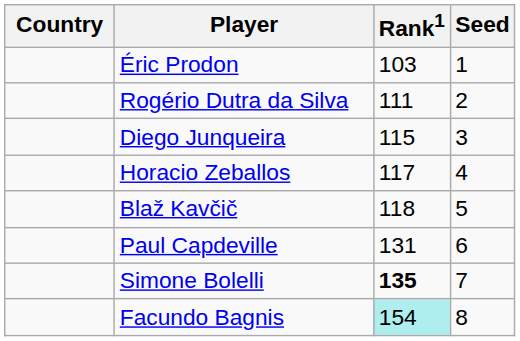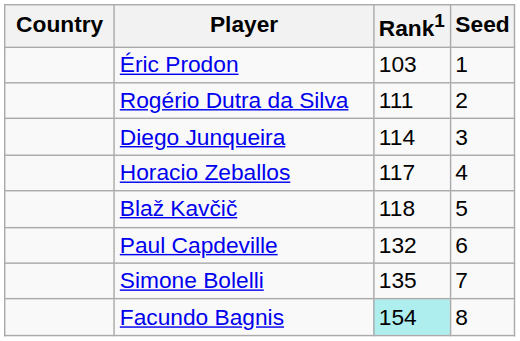(397, 136) 115 -> (397, 136) 114
(398, 244) 131 -> (398, 244) 132
(398, 280) bold -> (398, 280) normal
